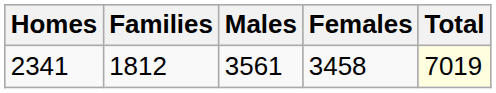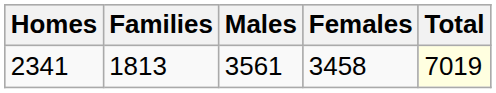(138, 66) 1812 -> (138, 66) 1813
